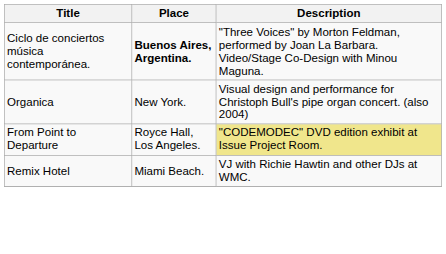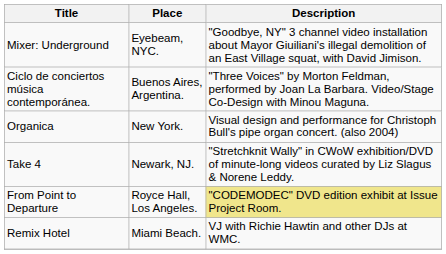+ row: (58, 44)
(173, 51) bold -> (167, 89) normal
+ row: (24, 164)
